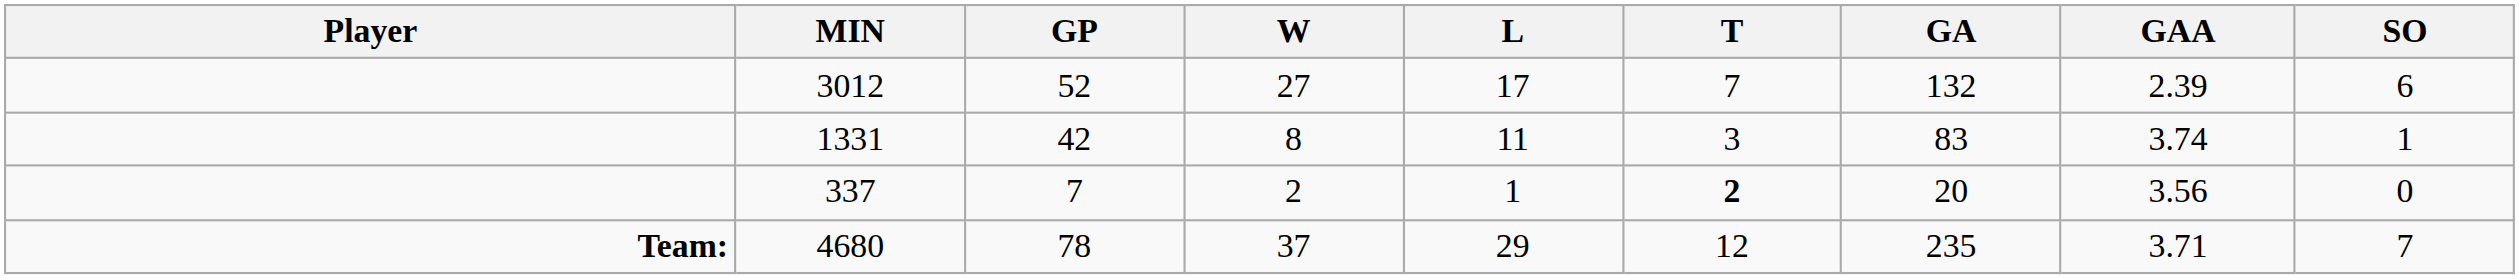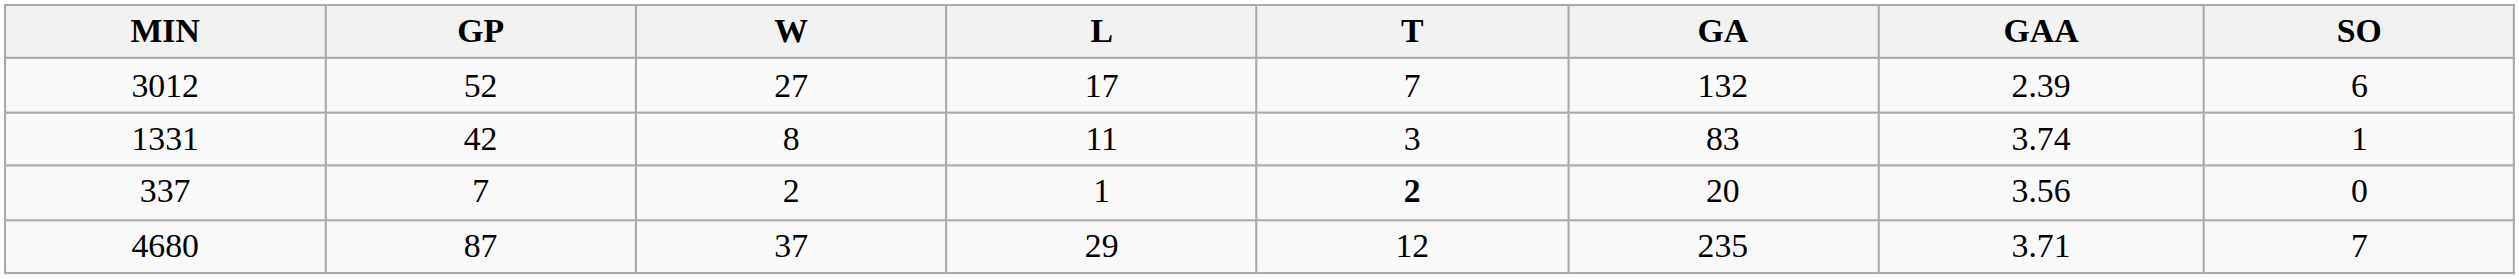- column: (370, 31)
(1074, 245) 78 -> (481, 245) 87
